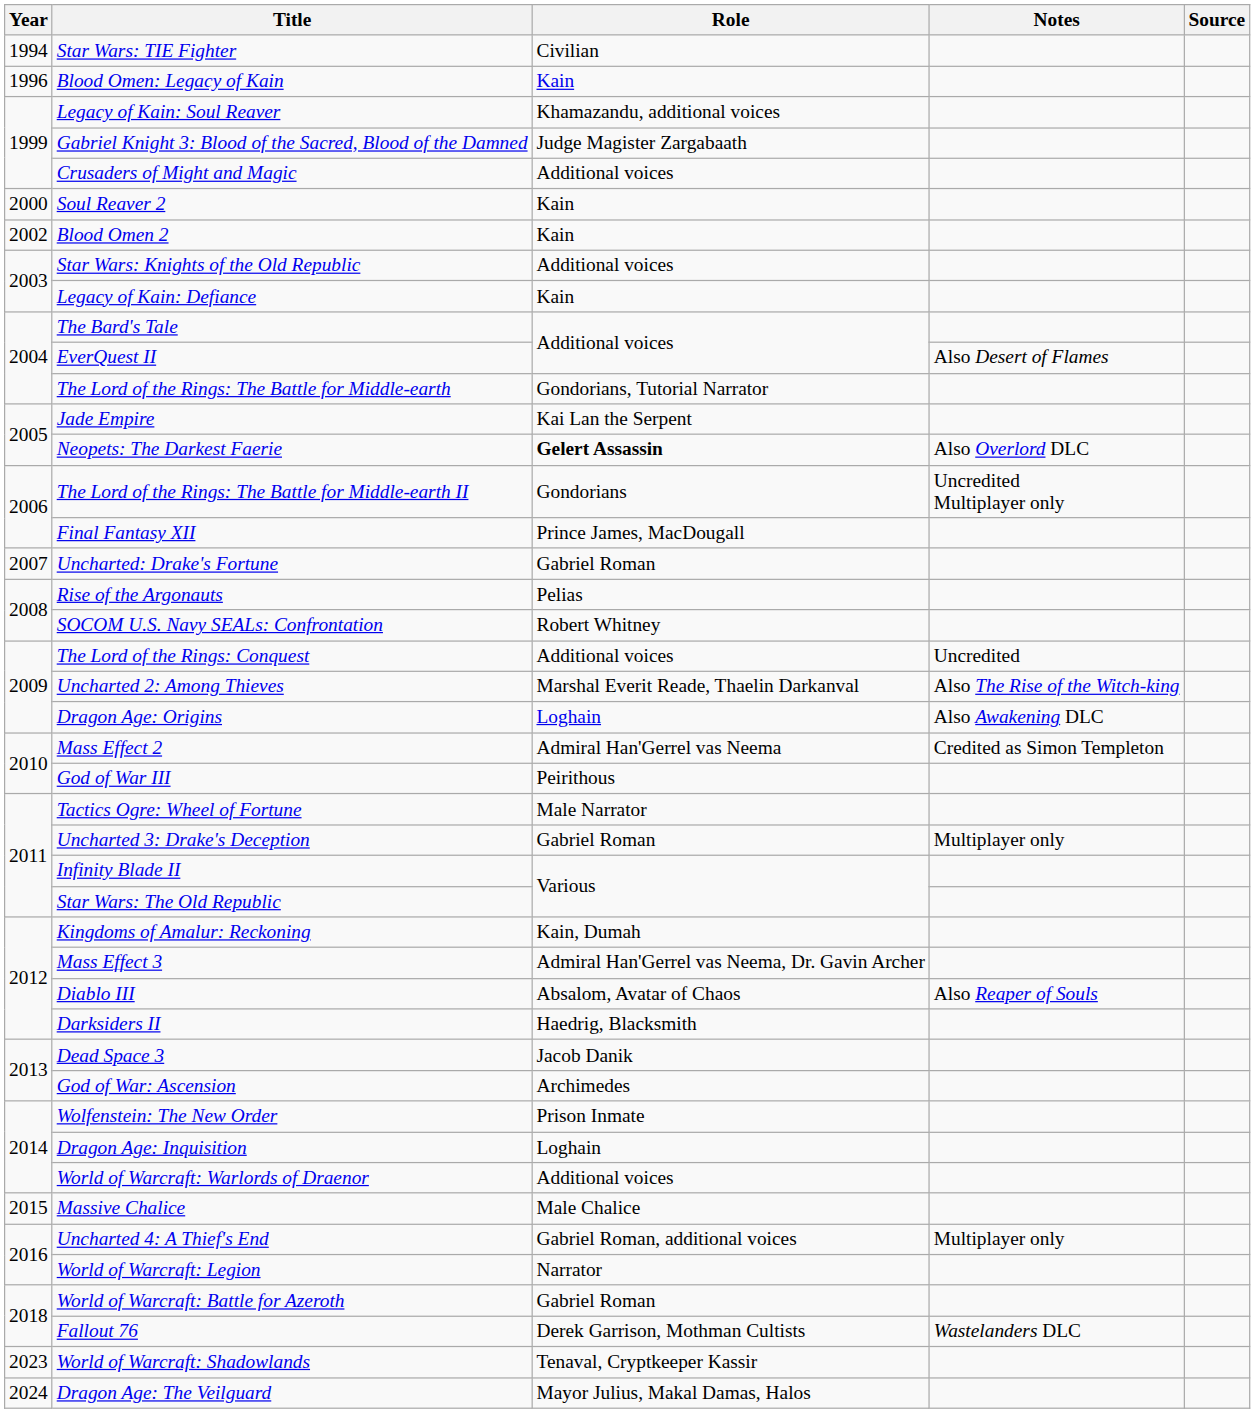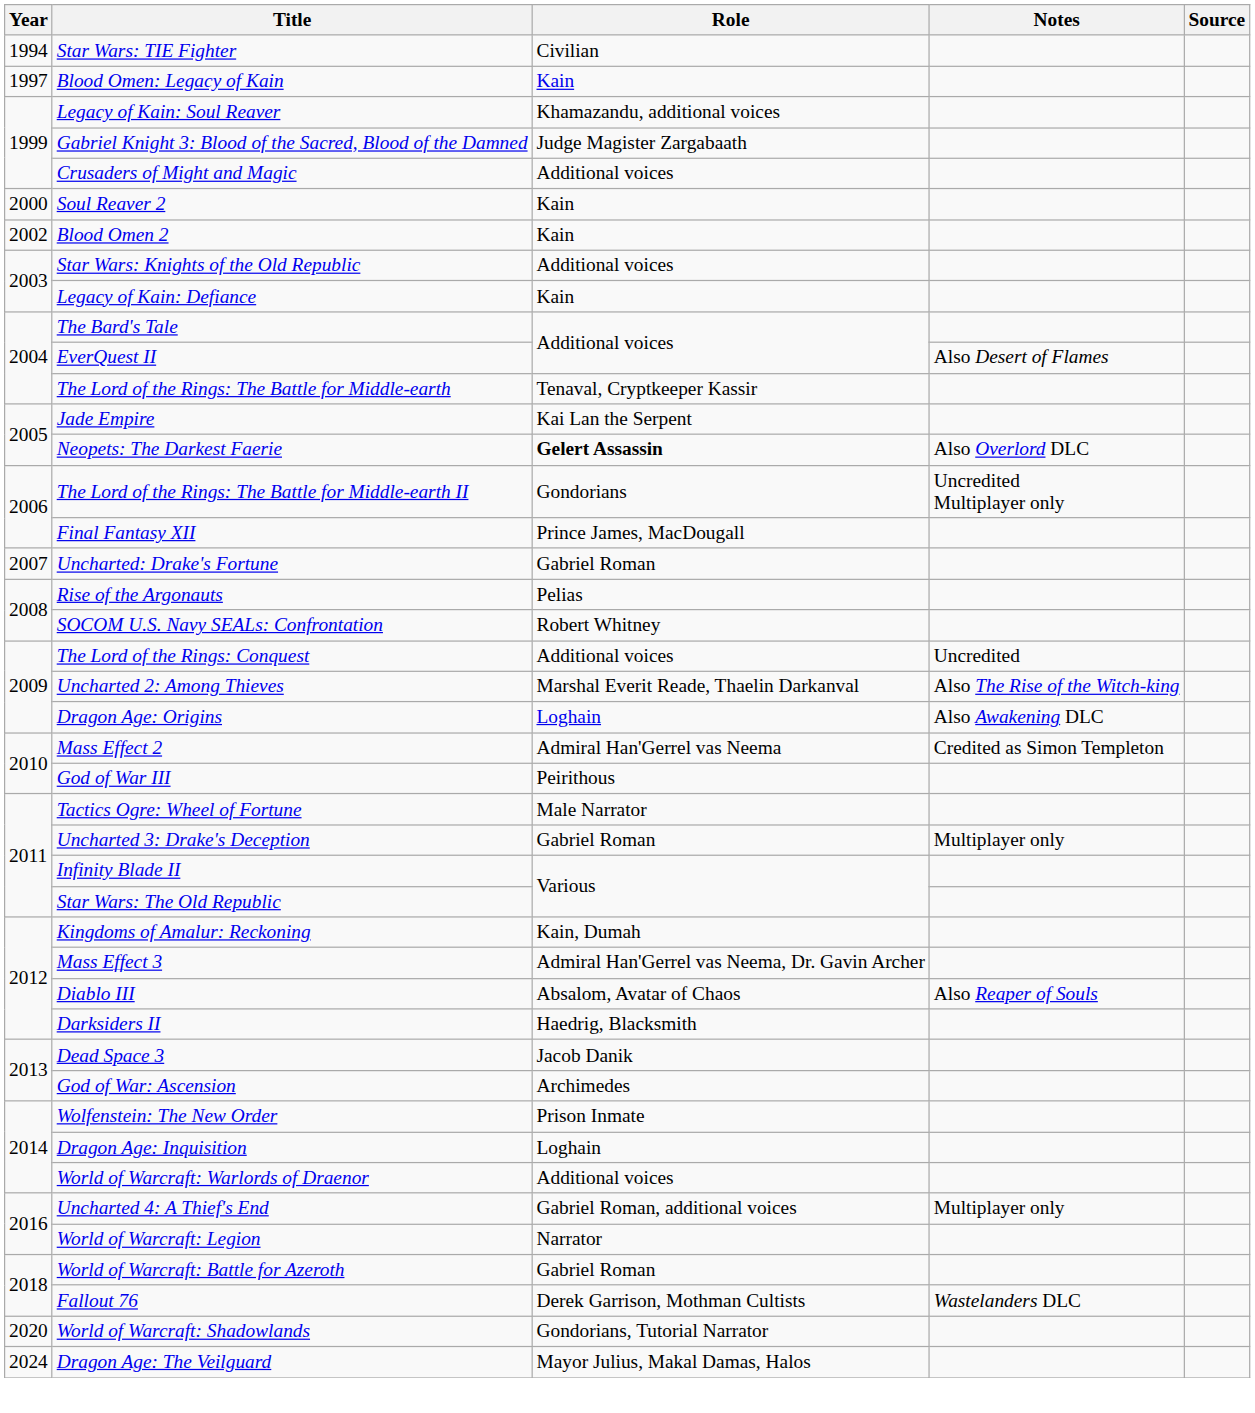(28, 81) 1996 -> (28, 81) 1997
(652, 388) Gondorians, Tutorial Narrator -> (647, 388) Tenaval, Cryptkeeper Kassir
- row: (121, 1208)
(28, 1361) 2023 -> (28, 1331) 2020
(647, 1361) Tenaval, Cryptkeeper Kassir -> (652, 1331) Gondorians, Tutorial Narrator
